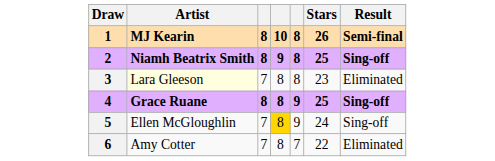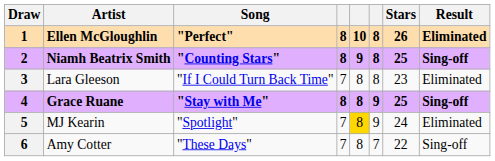+ column: (255, 15)
(162, 36) MJ Kearin -> (102, 36) Ellen McGloughlin
(373, 36) Semi-final -> (454, 36) Eliminated
(167, 79) lightyellow background -> (83, 79) no background
(183, 123) Ellen McGloughlin -> (76, 123) MJ Kearin
(366, 123) Sing-off -> (452, 123) Eliminated
(373, 144) Eliminated -> (445, 144) Sing-off
